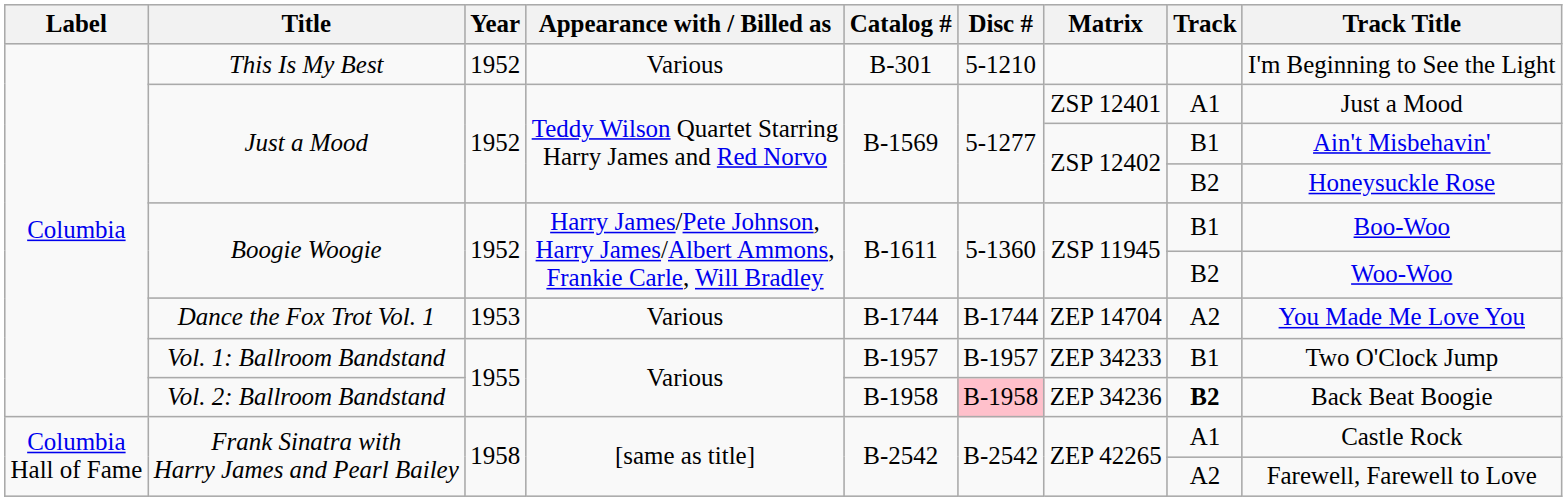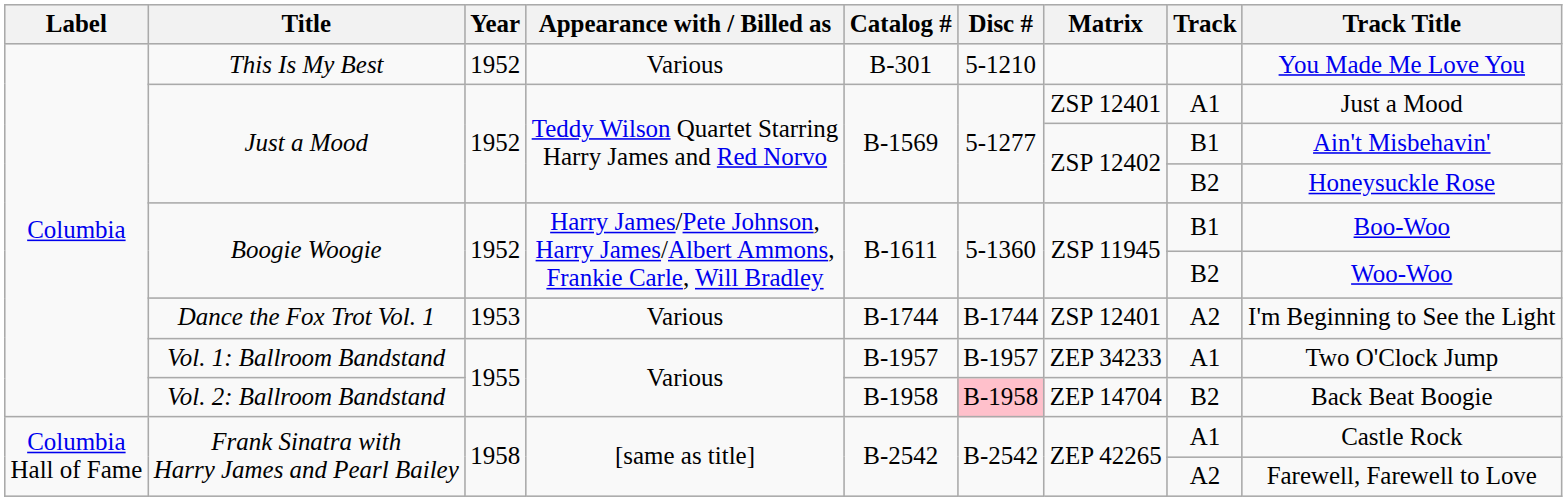(1402, 63) I'm Beginning to See the Light -> (1402, 63) You Made Me Love You
(1106, 317) ZEP 14704 -> (1106, 317) ZSP 12401
(1402, 317) You Made Me Love You -> (1402, 317) I'm Beginning to See the Light
(1205, 357) B1 -> (1205, 357) A1
(1106, 397) ZEP 34236 -> (1106, 397) ZEP 14704
(1205, 397) bold -> (1205, 397) normal
